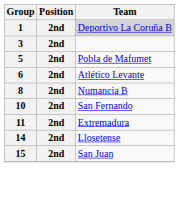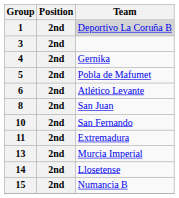+ row: (21, 59)
(103, 91) Numancia B -> (96, 106) San Juan
+ row: (21, 153)
(96, 153) San Juan -> (103, 185) Numancia B
